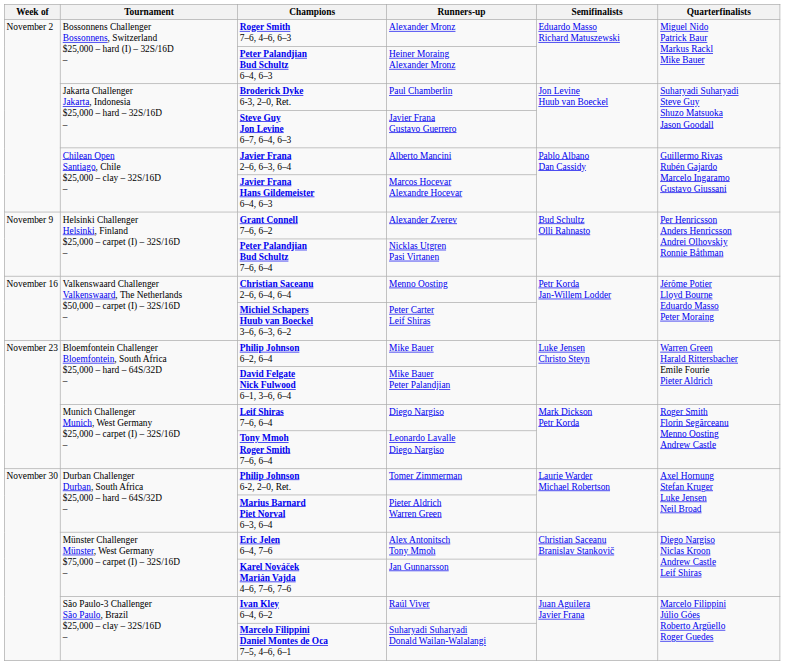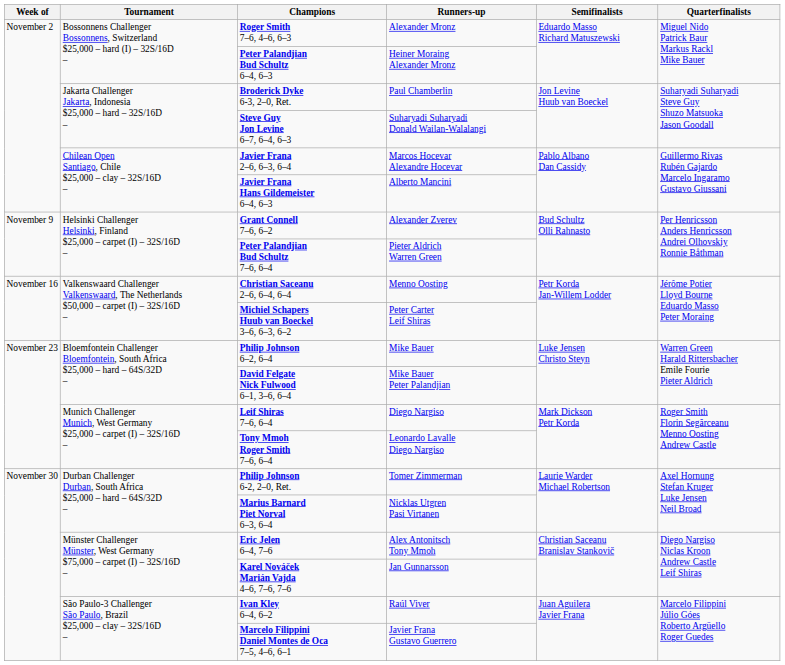(423, 123) Javier Frana Gustavo Guerrero -> (438, 123) Suharyadi Suharyadi Donald Wailan-Walalangi
(420, 155) Alberto Mancini -> (426, 161) Marcos Hocevar Alexandre Hocevar
(426, 187) Marcos Hocevar Alexandre Hocevar -> (420, 182) Alberto Mancini
(418, 251) Nicklas Utgren Pasi Virtanen -> (415, 251) Pieter Aldrich Warren Green
(415, 507) Pieter Aldrich Warren Green -> (418, 507) Nicklas Utgren Pasi Virtanen
(438, 636) Suharyadi Suharyadi Donald Wailan-Walalangi -> (423, 636) Javier Frana Gustavo Guerrero
